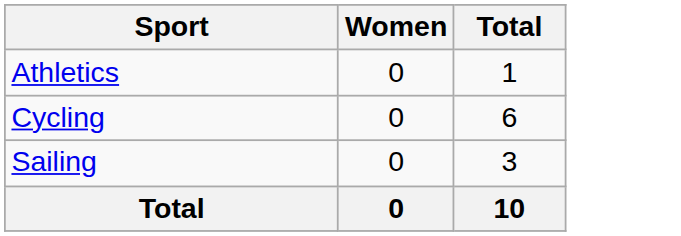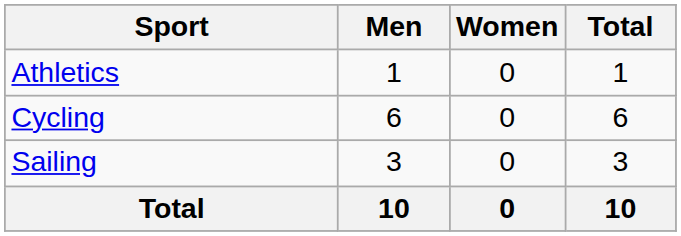+ column: (394, 27)
